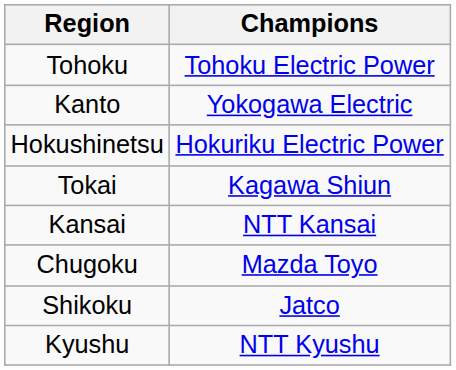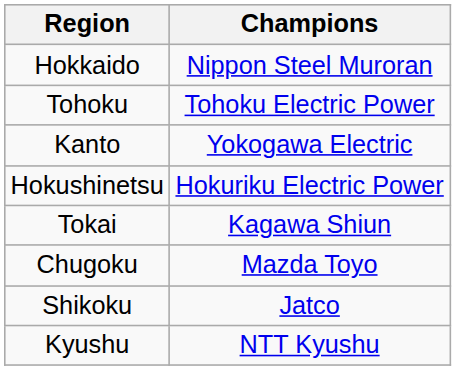+ row: (87, 64)
- row: (87, 225)
